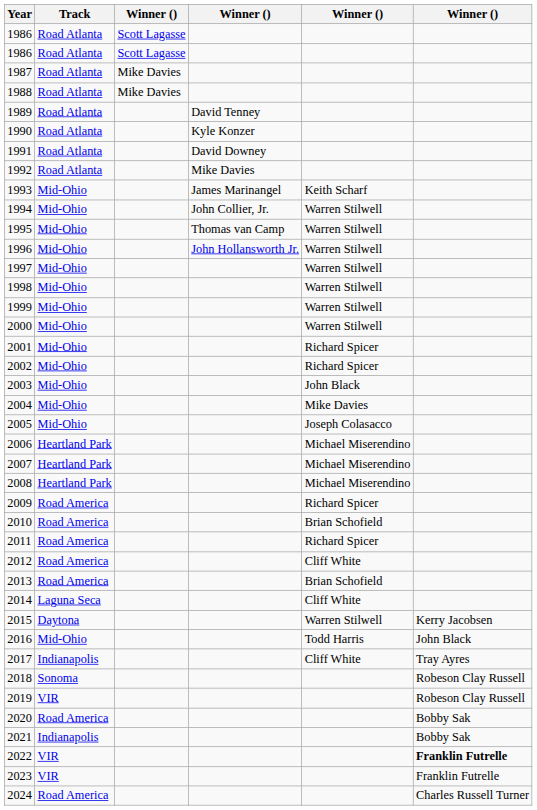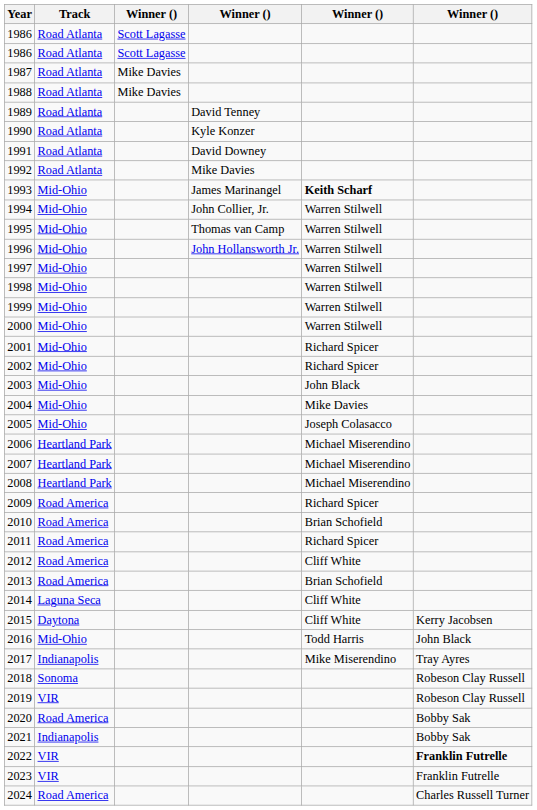(336, 190) normal -> (338, 190) bold
(343, 619) Warren Stilwell -> (333, 619) Cliff White
(333, 659) Cliff White -> (350, 659) Mike Miserendino
